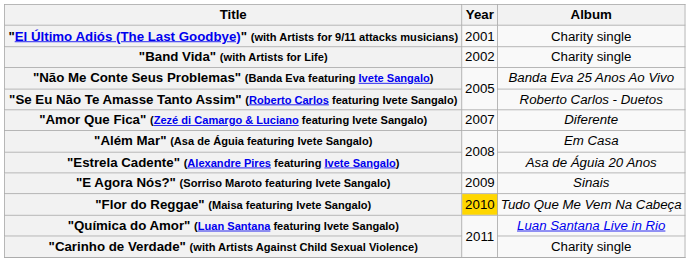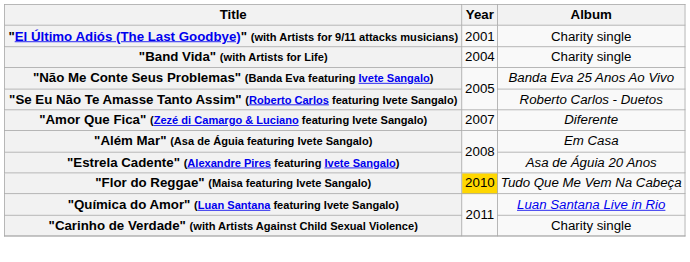(480, 57) 2002 -> (480, 57) 2004
- row: (233, 183)
